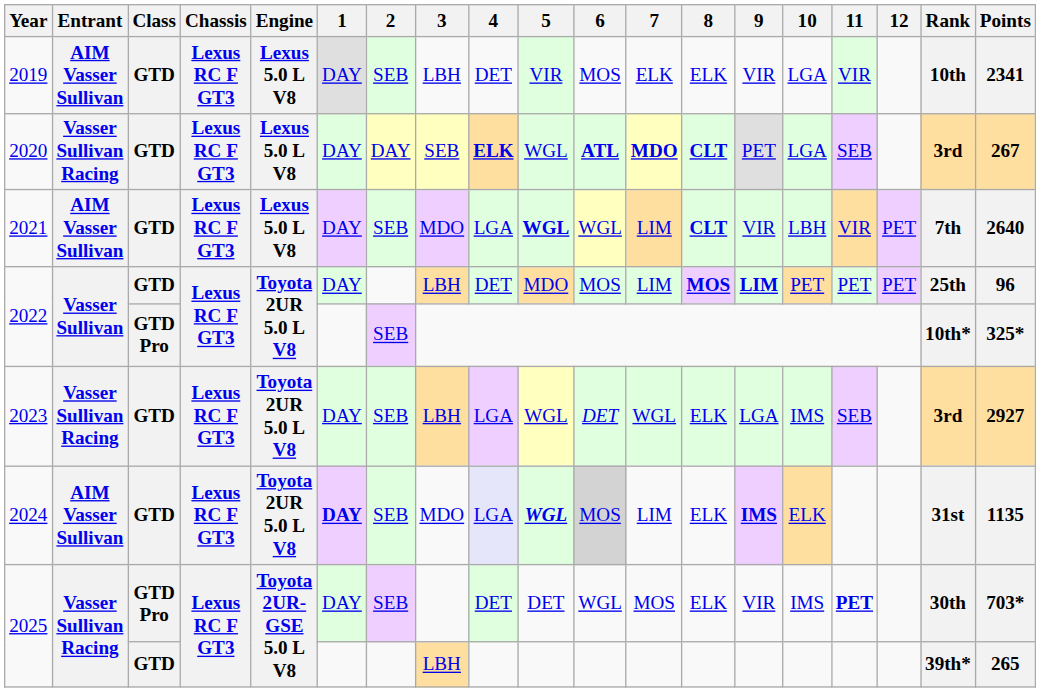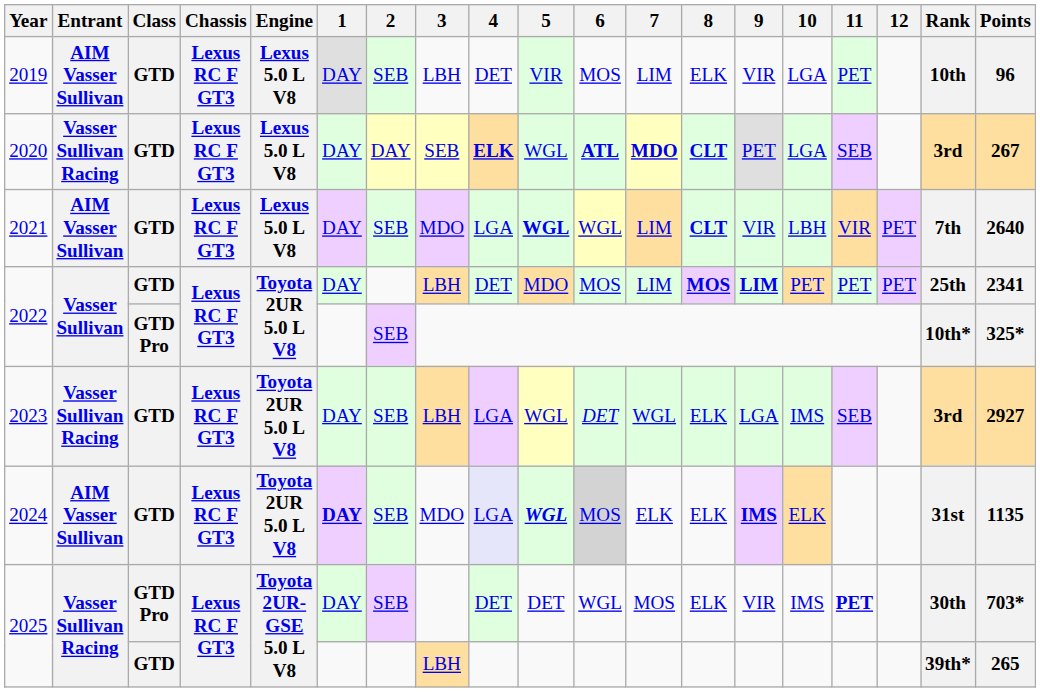(654, 74) ELK -> (654, 74) LIM
(854, 74) VIR -> (854, 74) PET
(1005, 74) 2341 -> (1005, 74) 96
(1005, 285) 96 -> (1005, 285) 2341
(654, 515) LIM -> (654, 515) ELK
